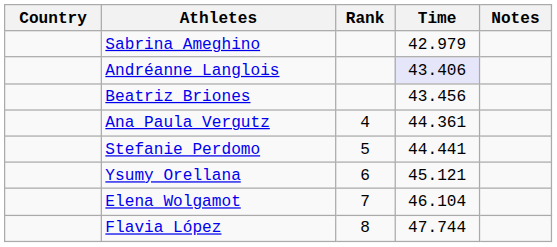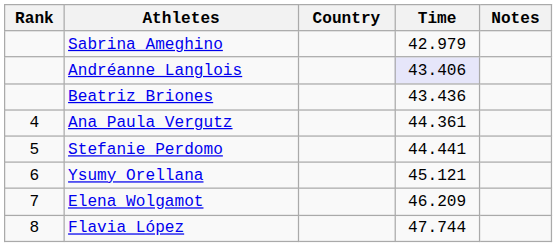columns swapped: (365, 18) <-> (53, 18)
(437, 97) 43.456 -> (437, 97) 43.436
(437, 202) 46.104 -> (437, 202) 46.209
